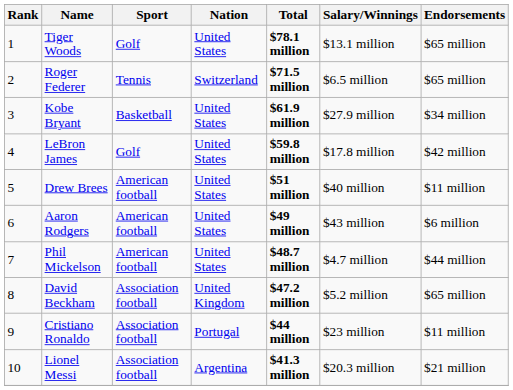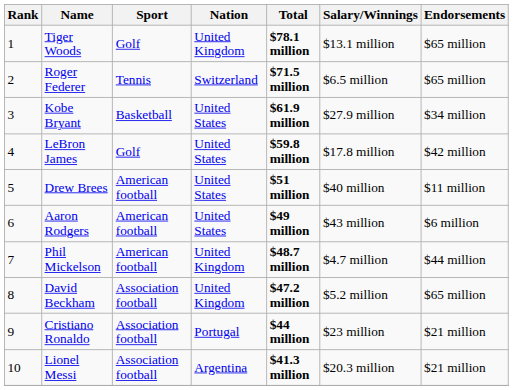(212, 43) United States -> (219, 43) United Kingdom
(212, 259) United States -> (219, 259) United Kingdom
(455, 331) $11 million -> (455, 331) $21 million
